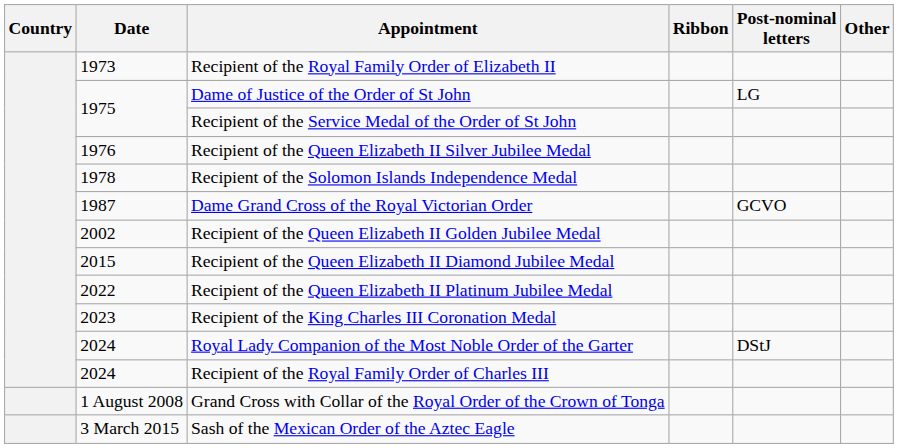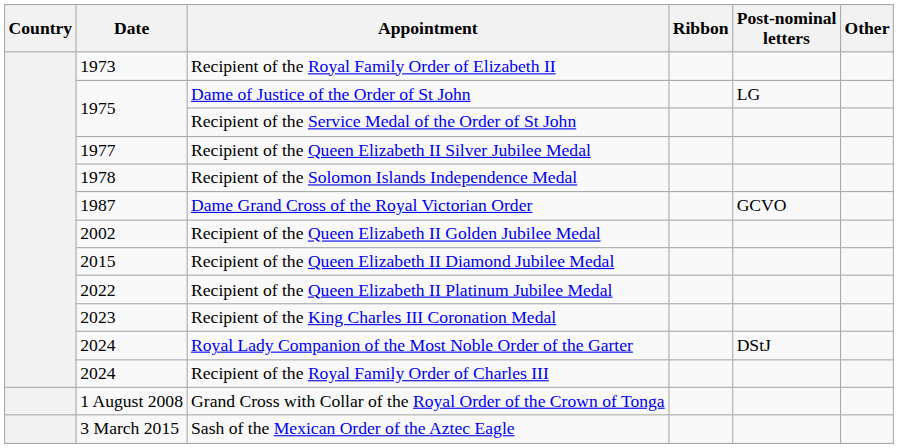(98, 149) 1976 -> (98, 149) 1977
